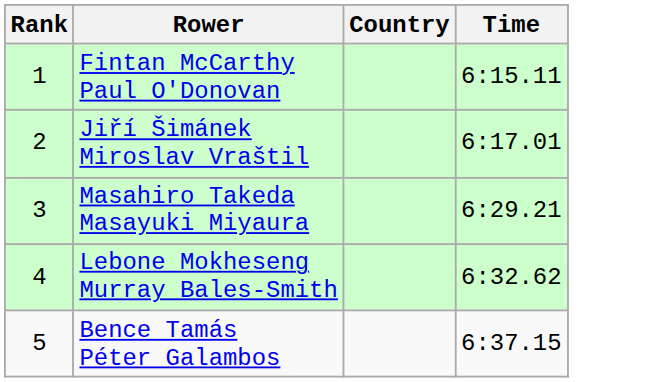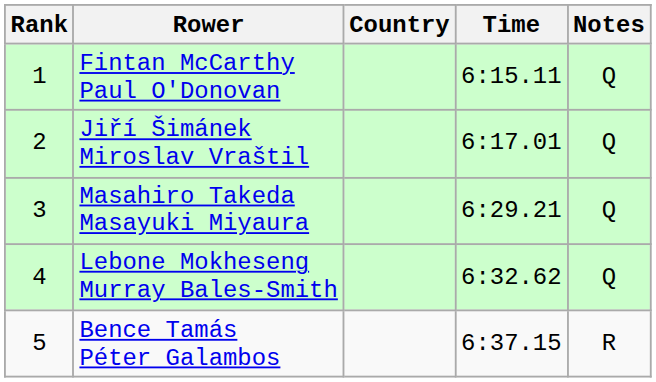+ column: (609, 24)
